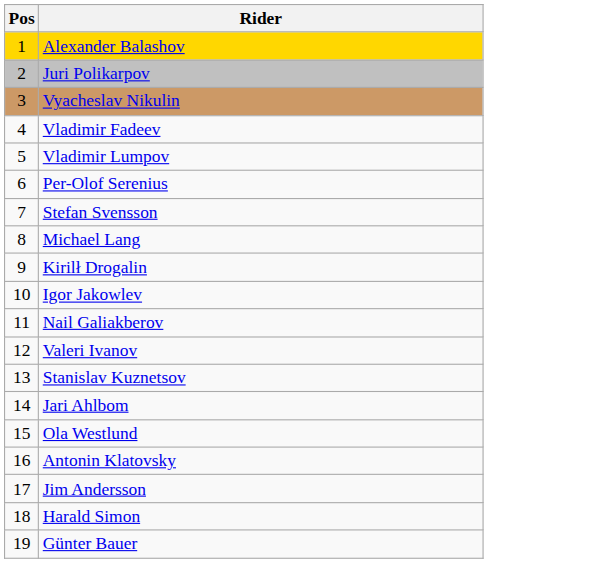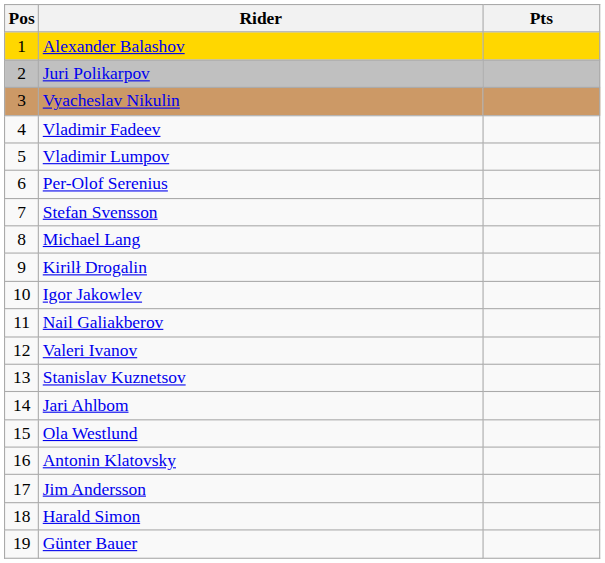+ column: (541, 18)
